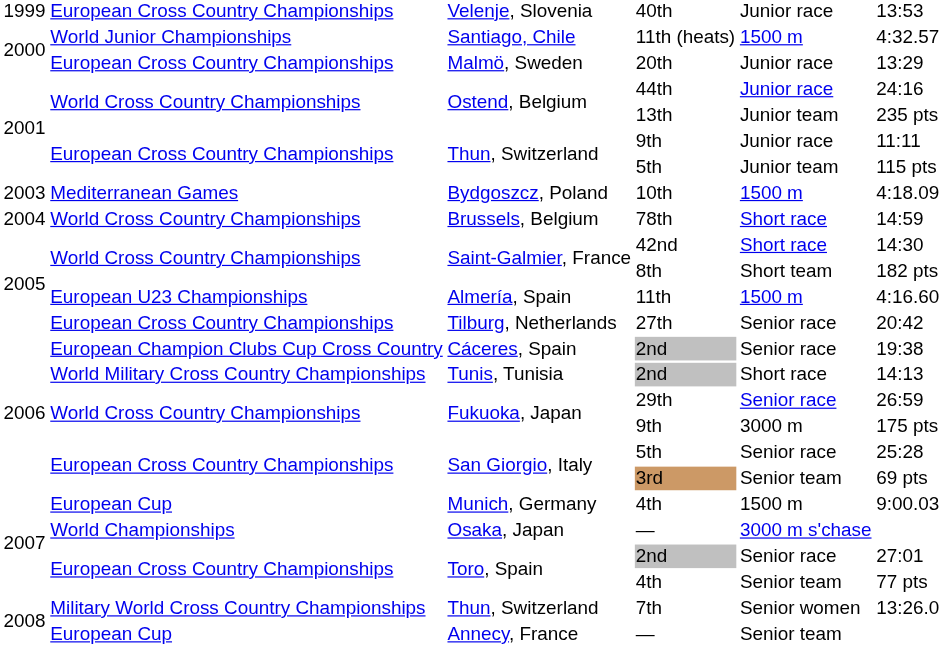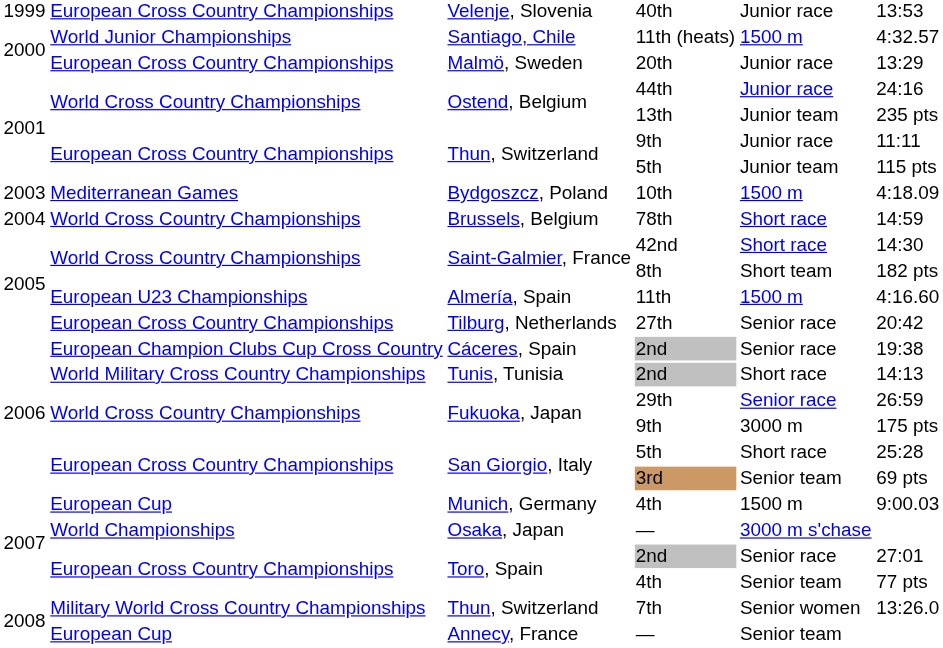(788, 452) Senior race -> (783, 452) Short race
